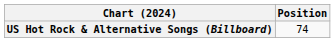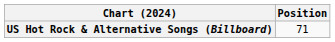(302, 30) 74 -> (302, 30) 71
